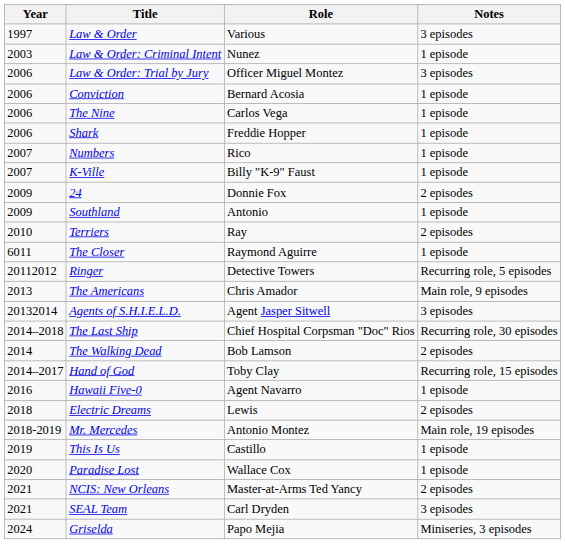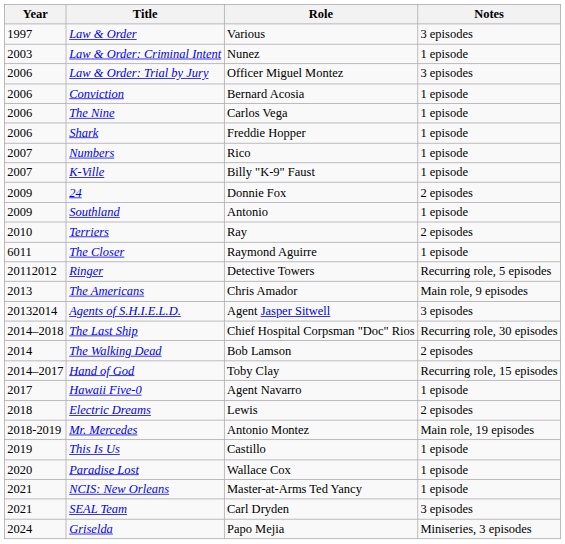(20, 390) 2016 -> (20, 390) 2017
(447, 489) 2 episodes -> (444, 489) 1 episode
